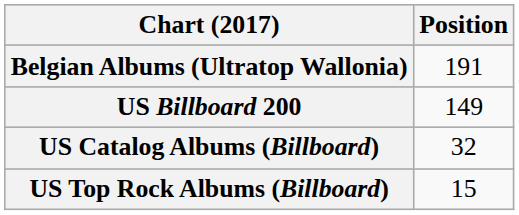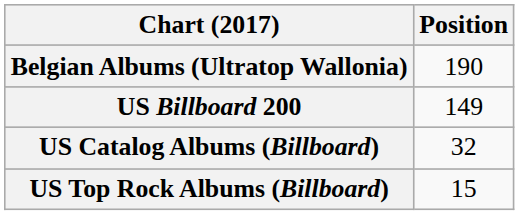(464, 65) 191 -> (464, 65) 190
